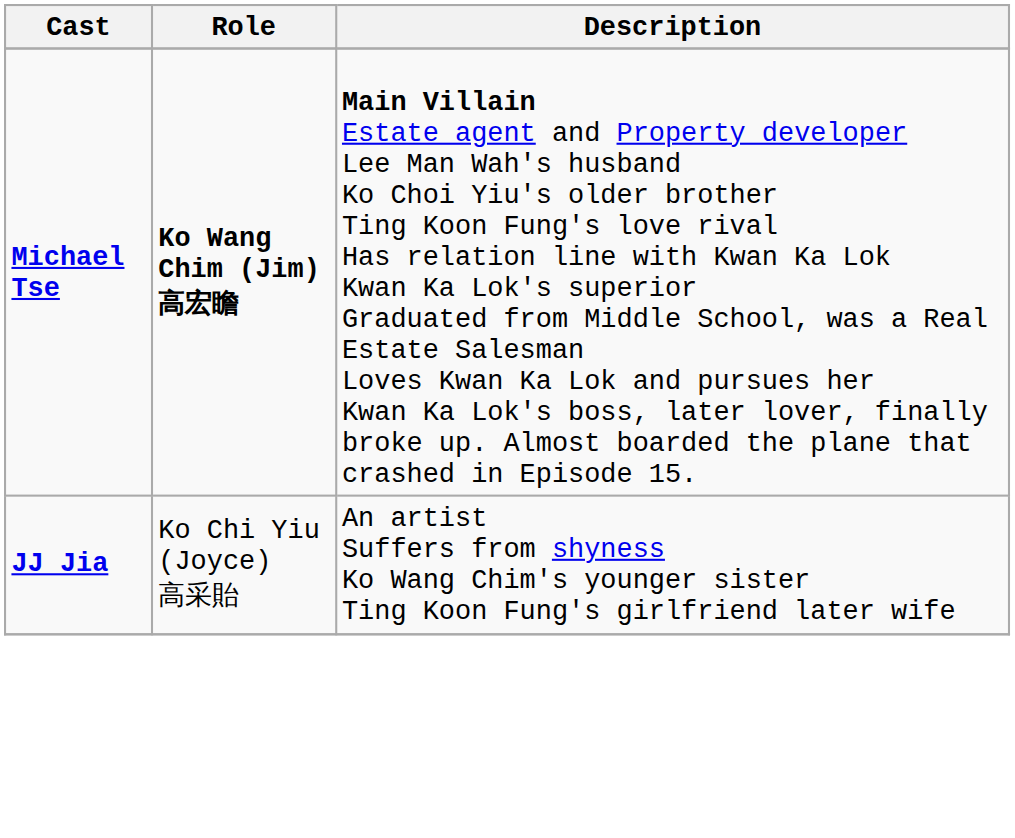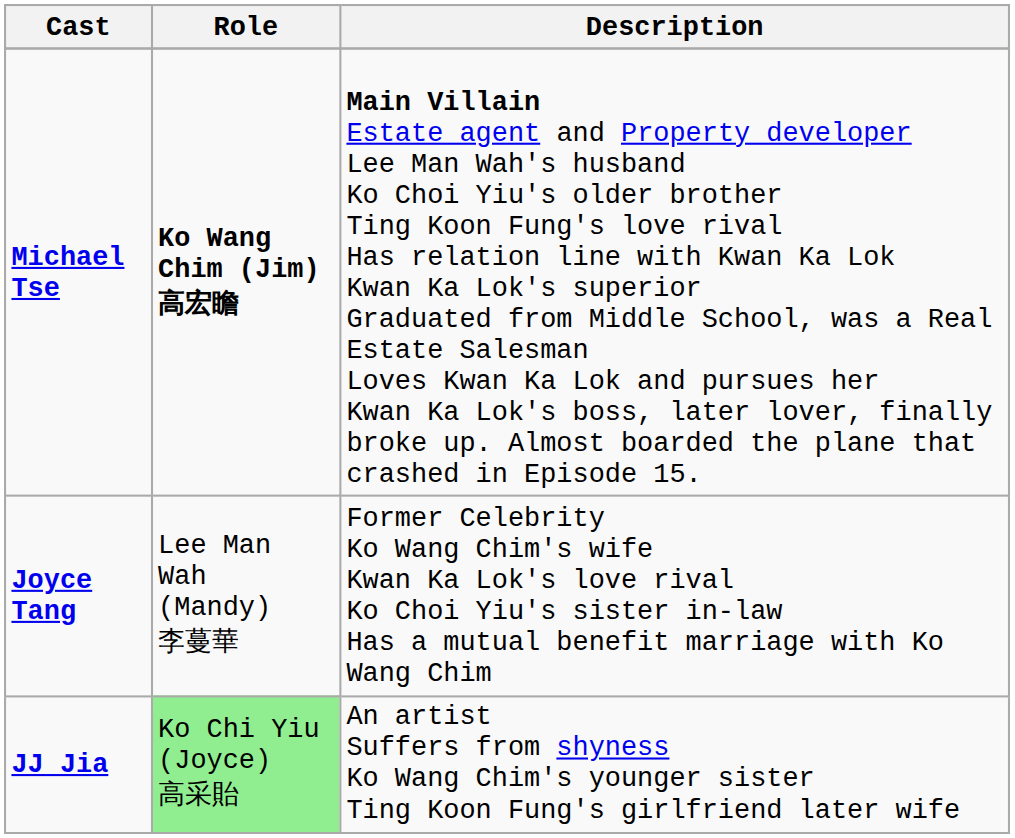+ row: (52, 596)
(239, 564) no background -> (239, 763) lightgreen background
